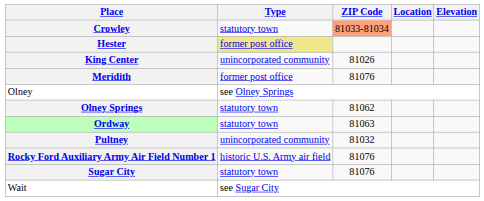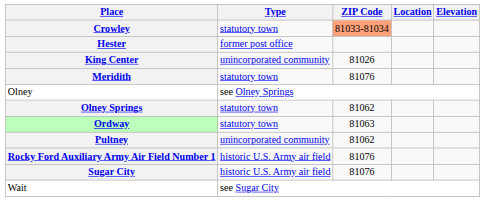(256, 44) khaki background -> (256, 44) no background
(256, 76) former post office -> (249, 76) statutory town
(362, 140) 81032 -> (362, 140) 81062
(249, 172) statutory town -> (275, 172) historic U.S. Army air field
